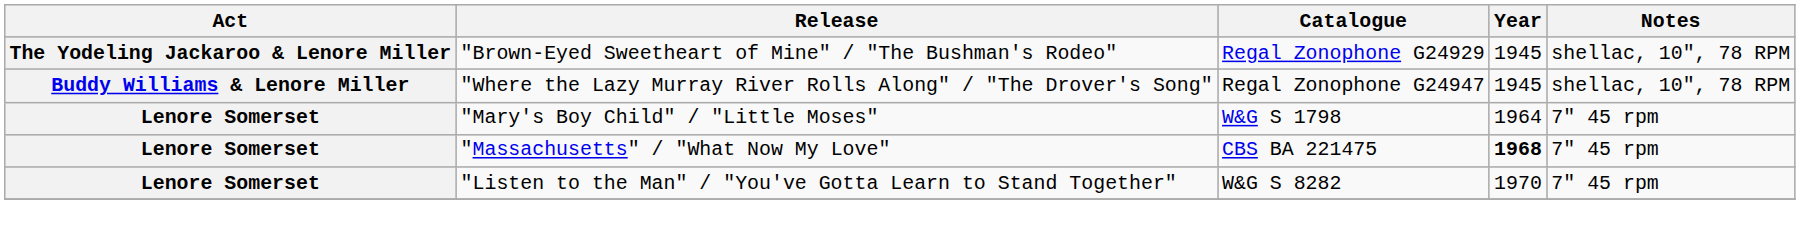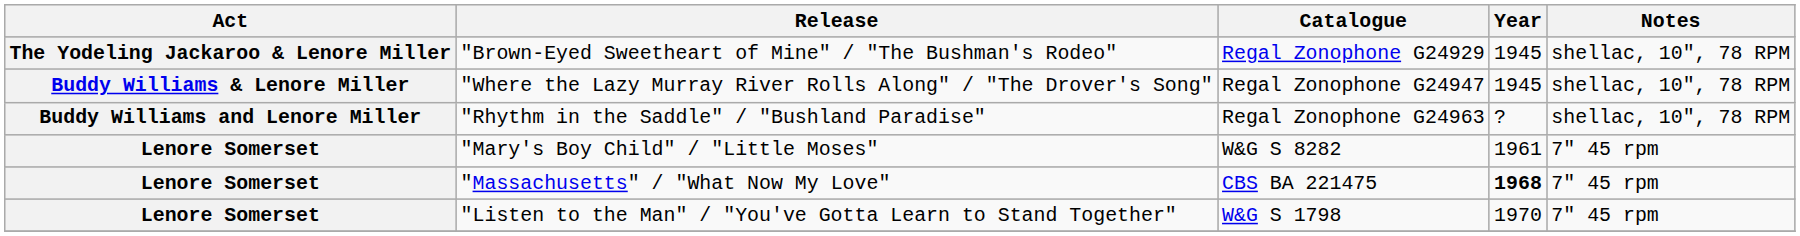+ row: (723, 118)
(1282, 118) W&G S 1798 -> (1282, 151) W&G S 8282
(1518, 118) 1964 -> (1518, 151) 1961
(1282, 183) W&G S 8282 -> (1282, 215) W&G S 1798
